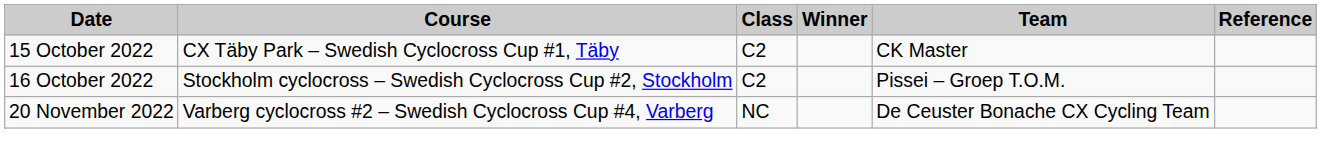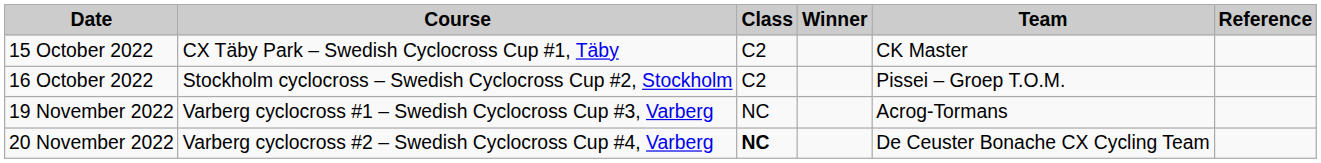+ row: (91, 111)
(755, 111) normal -> (755, 142) bold
